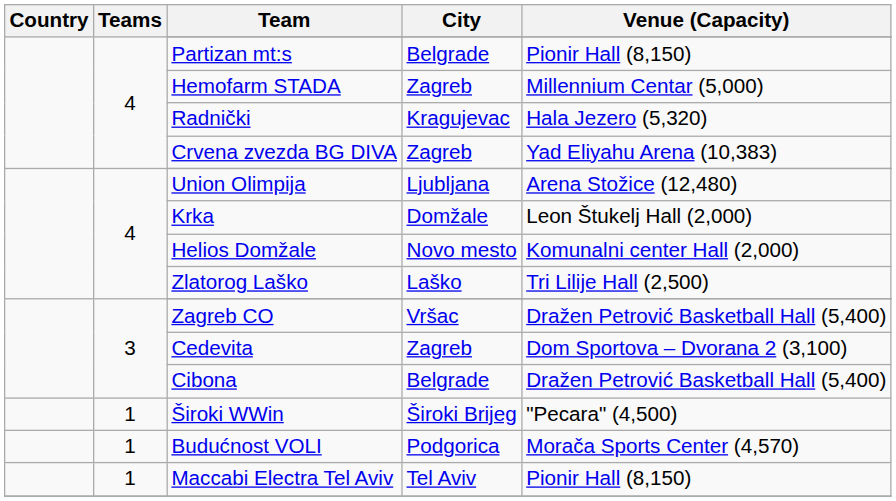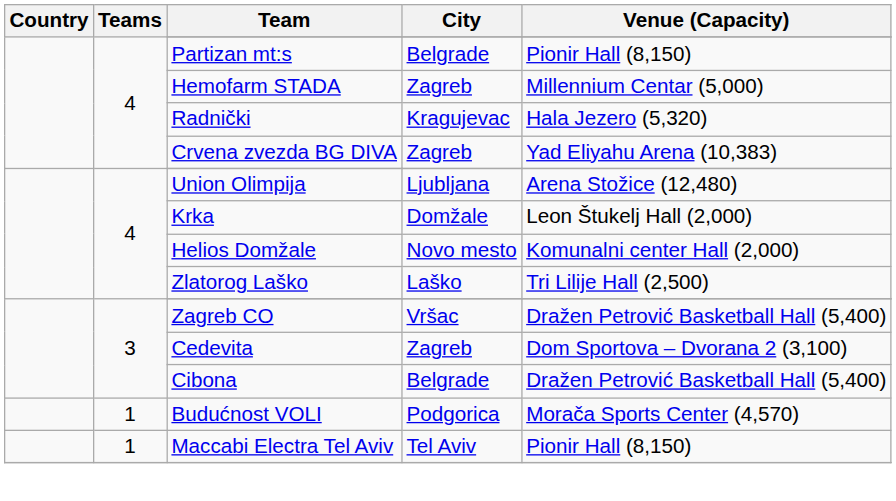- row: (130, 413)
